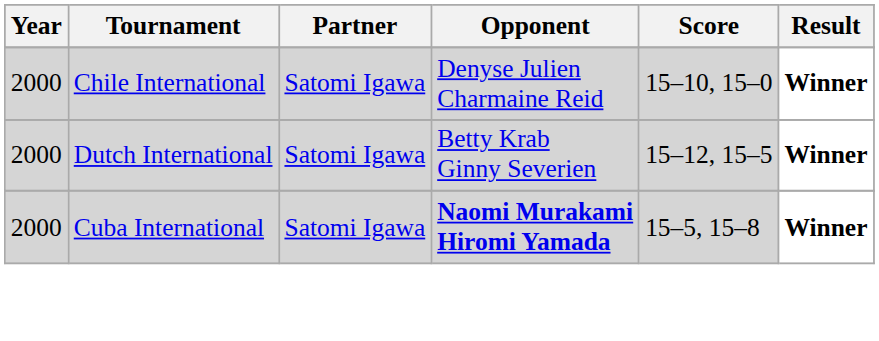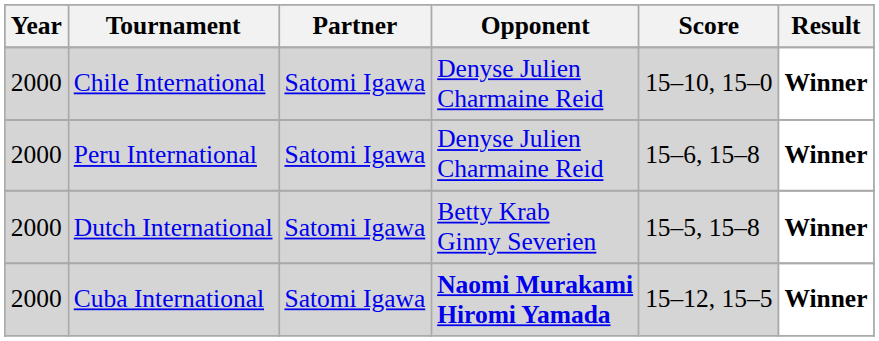+ row: (165, 155)
(709, 155) 15–12, 15–5 -> (702, 227) 15–5, 15–8
(702, 227) 15–5, 15–8 -> (709, 299) 15–12, 15–5
